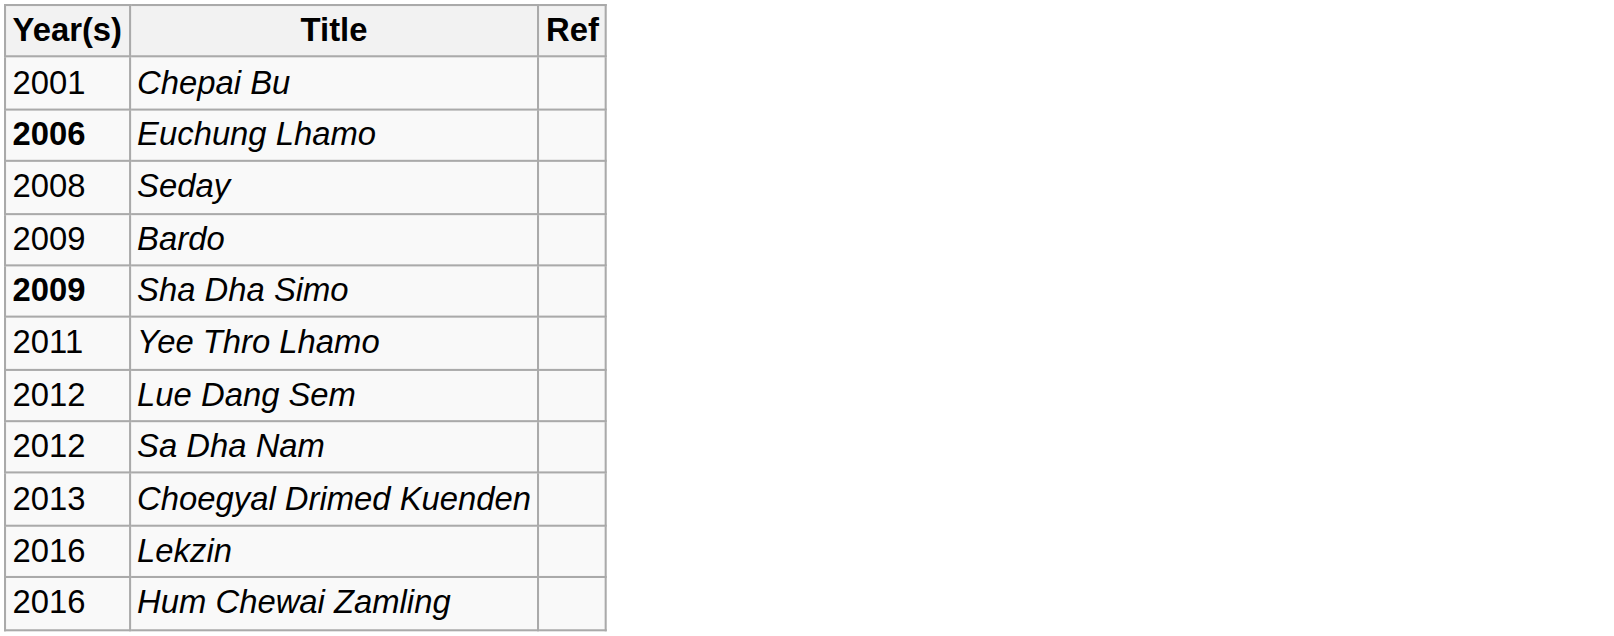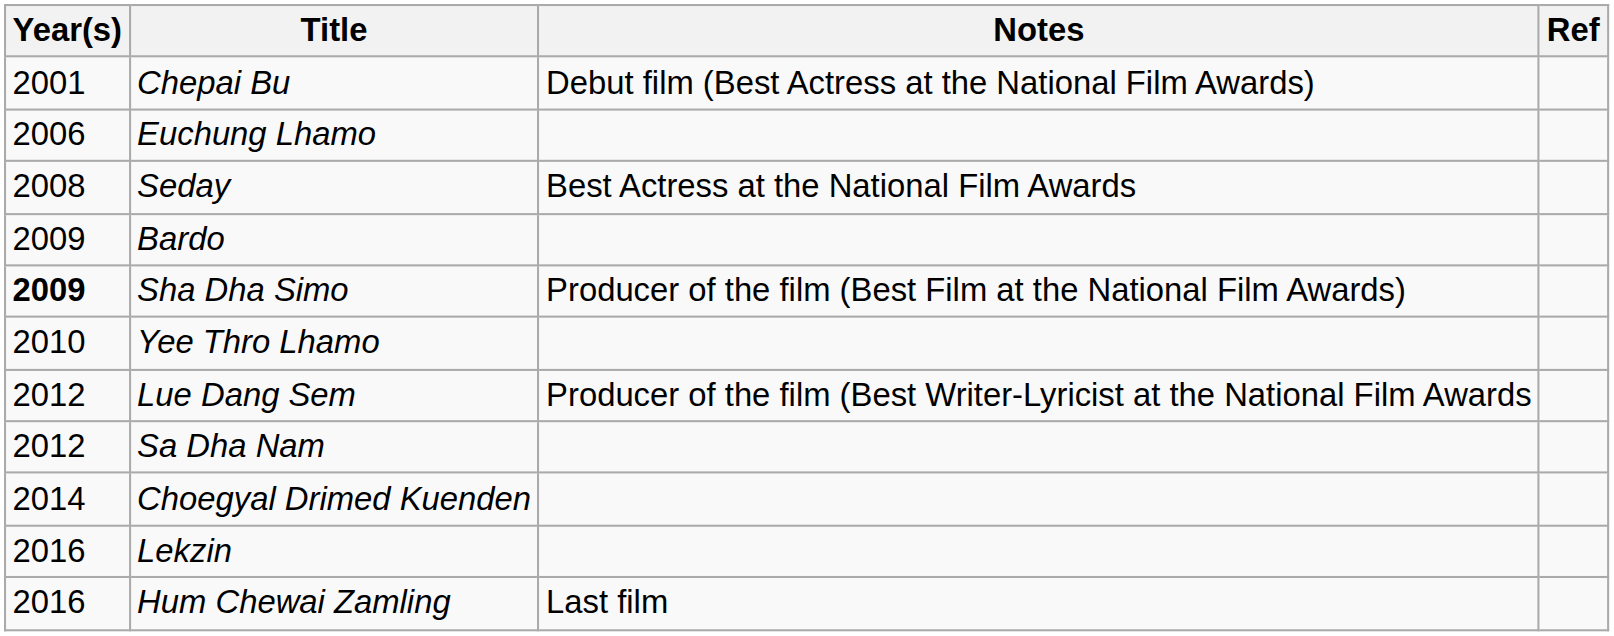+ column: (1039, 30)
(49, 134) bold -> (49, 134) normal
(48, 342) 2011 -> (49, 342) 2010
(49, 498) 2013 -> (49, 498) 2014
